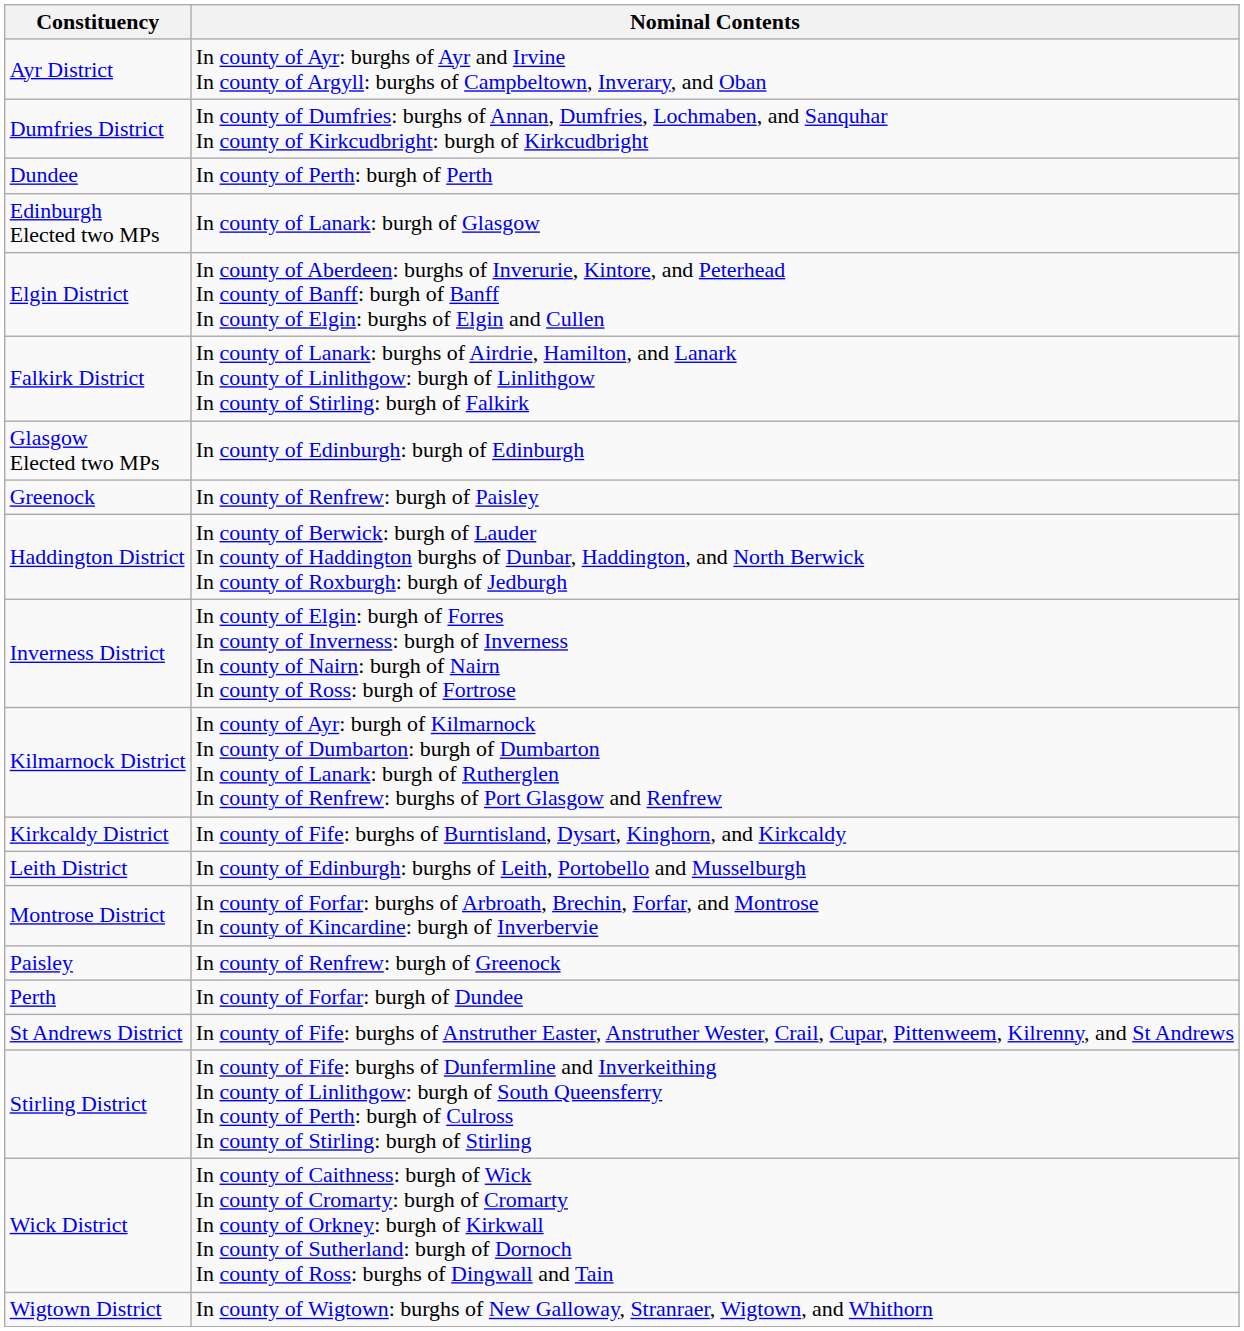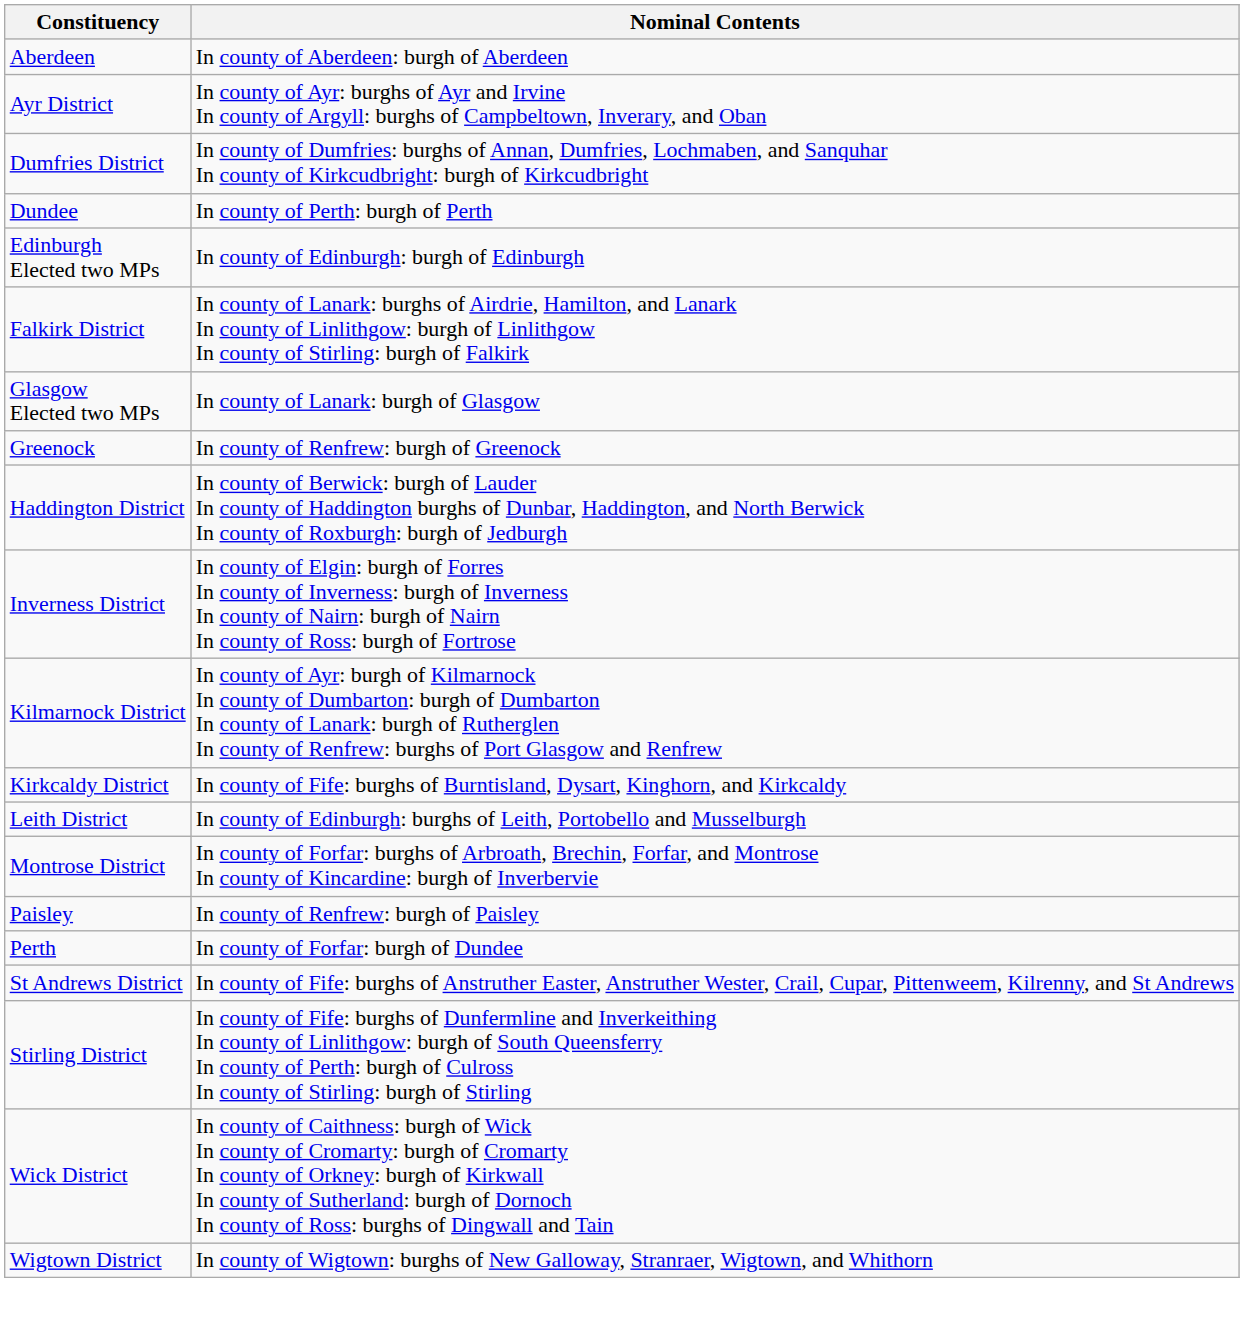+ row: (52, 56)
(368, 222) In county of Lanark: burgh of Glasgow -> (390, 257) In county of Edinburgh: burgh of Edinburgh
- row: (69, 294)
(390, 450) In county of Edinburgh: burgh of Edinburgh -> (368, 400) In county of Lanark: burgh of Glasgow
(367, 497) In county of Renfrew: burgh of Paisley -> (378, 447) In county of Renfrew: burgh of Greenock
(378, 962) In county of Renfrew: burgh of Greenock -> (367, 913) In county of Renfrew: burgh of Paisley
